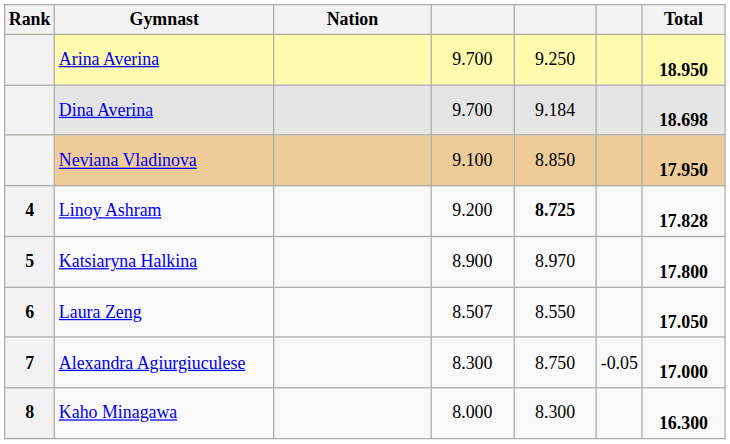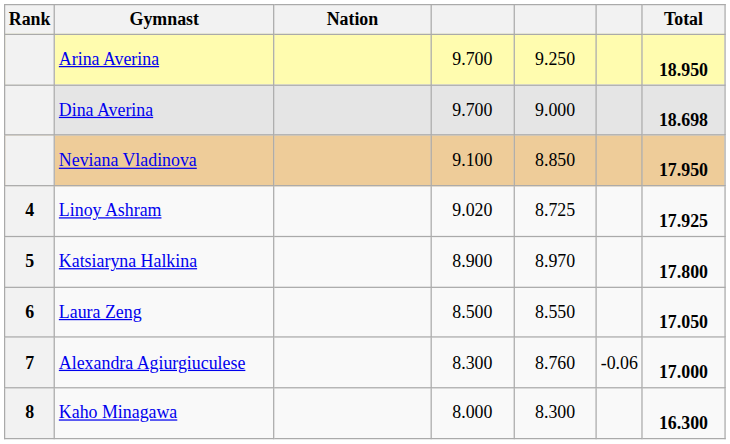(555, 110) 9.184 -> (555, 110) 9.000
(472, 211) 9.200 -> (472, 211) 9.020
(555, 211) bold -> (555, 211) normal
(683, 221) 17.828 -> (683, 221) 17.925
(472, 312) 8.507 -> (472, 312) 8.500
(555, 362) 8.750 -> (555, 362) 8.760
(619, 362) -0.05 -> (619, 362) -0.06
